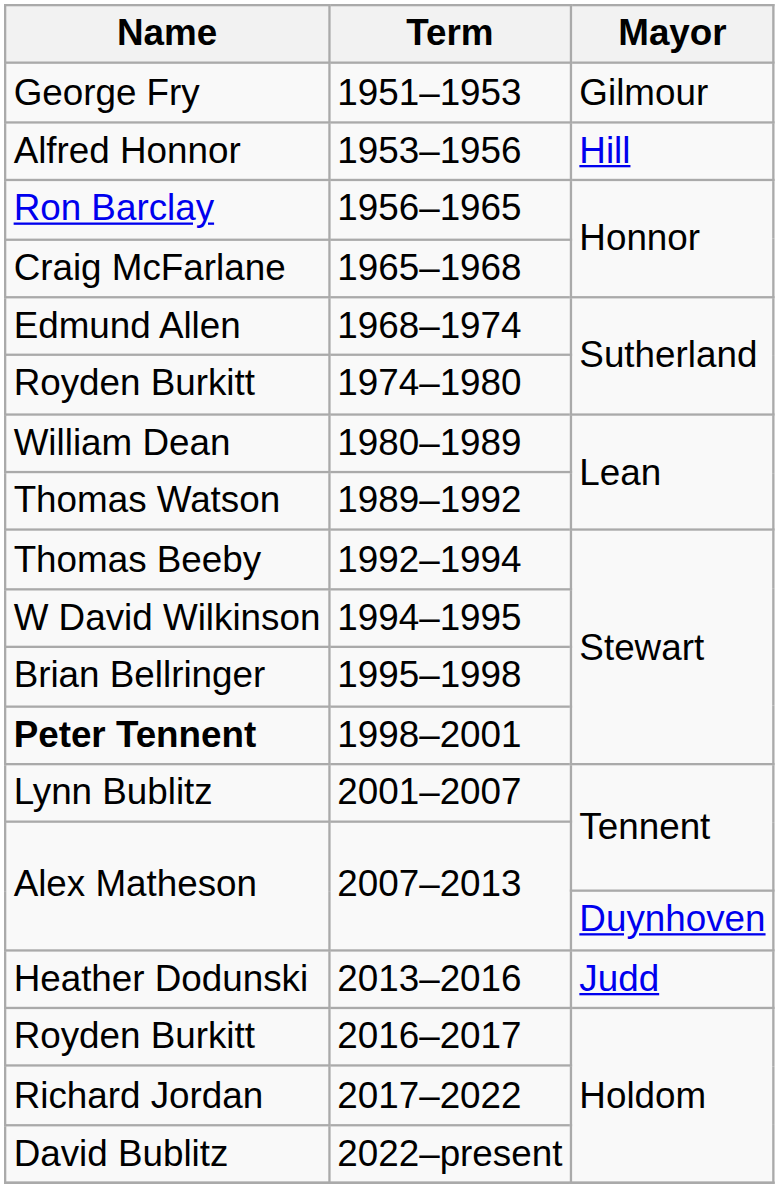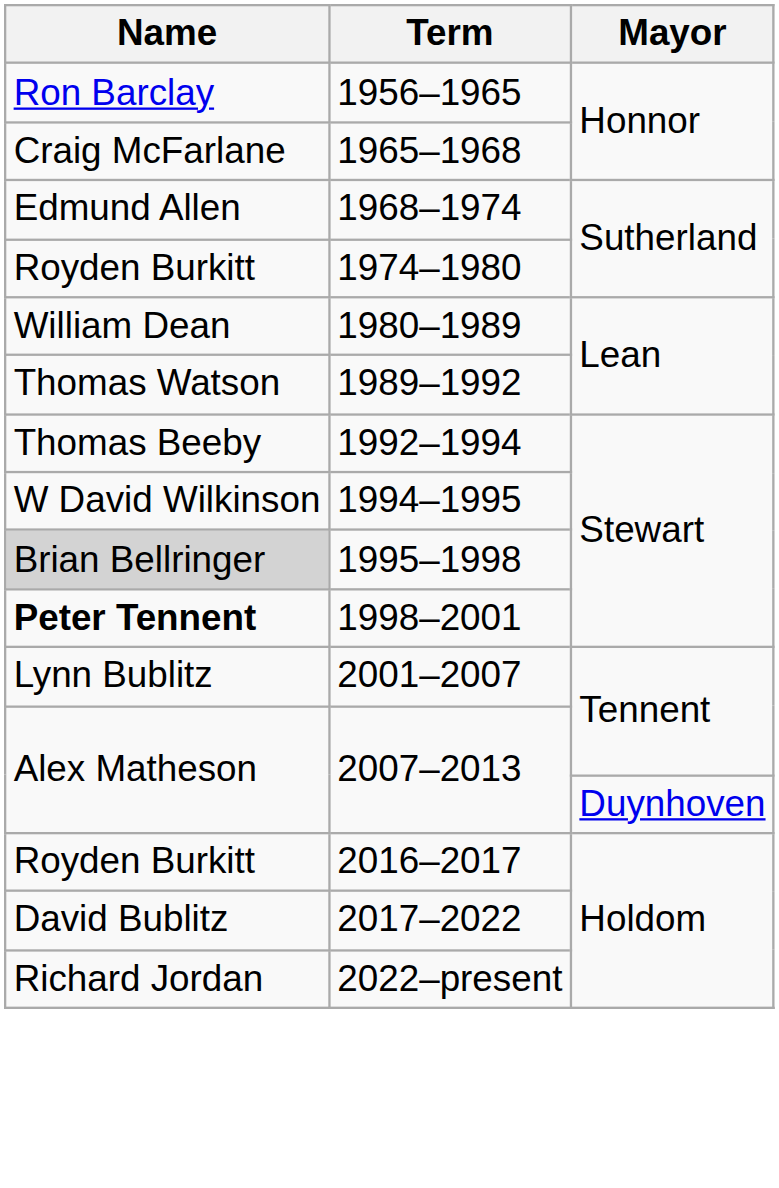- row: (429, 92)
- row: (429, 150)
(139, 675) no background -> (139, 558) lightgrey background
- row: (429, 978)
(138, 1094) Richard Jordan -> (121, 919) David Bublitz
(121, 1153) David Bublitz -> (138, 978) Richard Jordan
